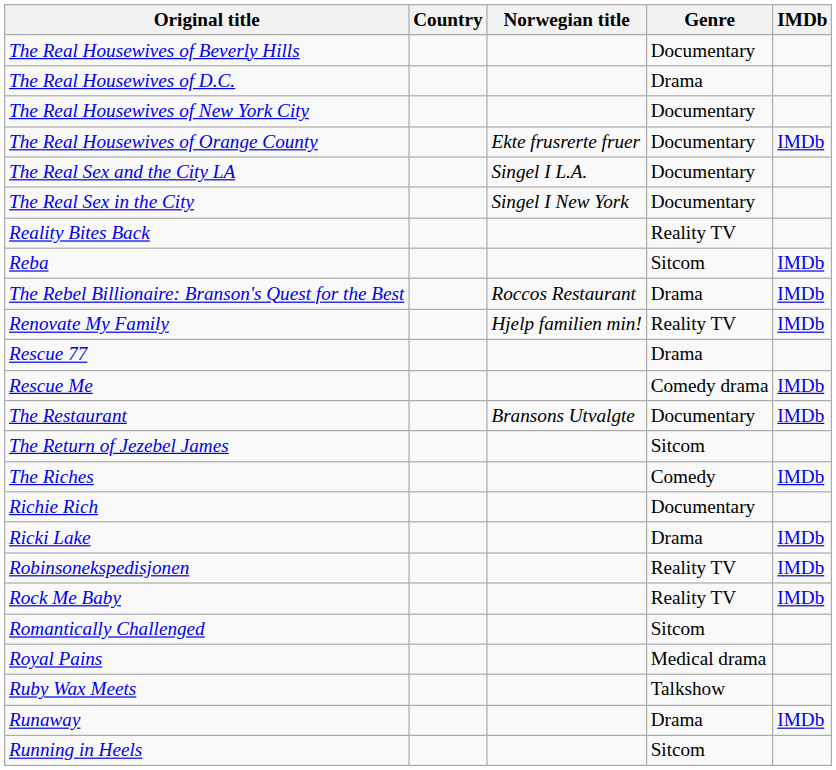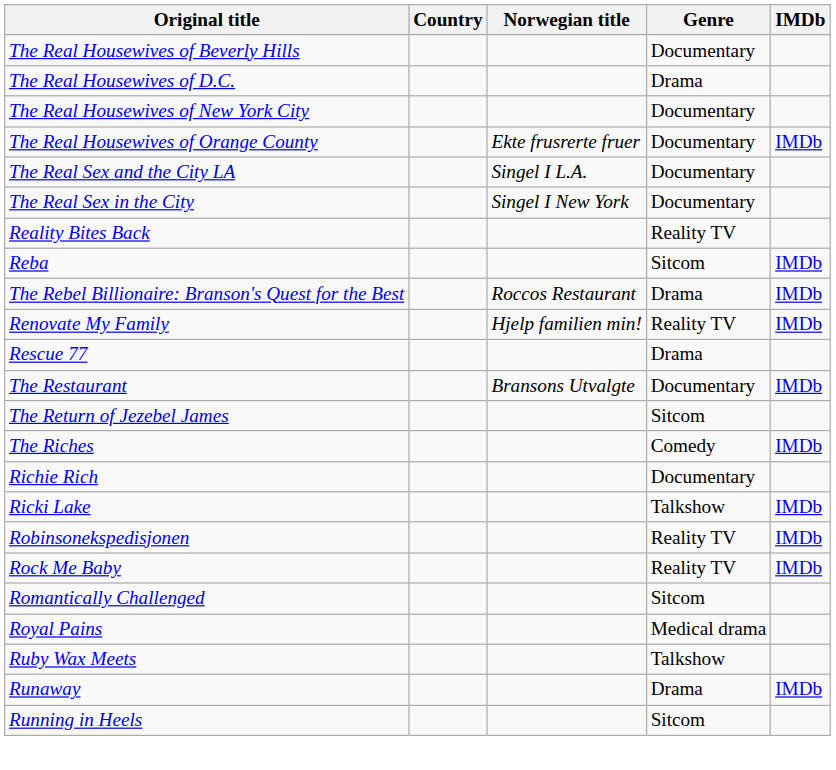- row: (51, 385)
(677, 537) Drama -> (688, 506) Talkshow
